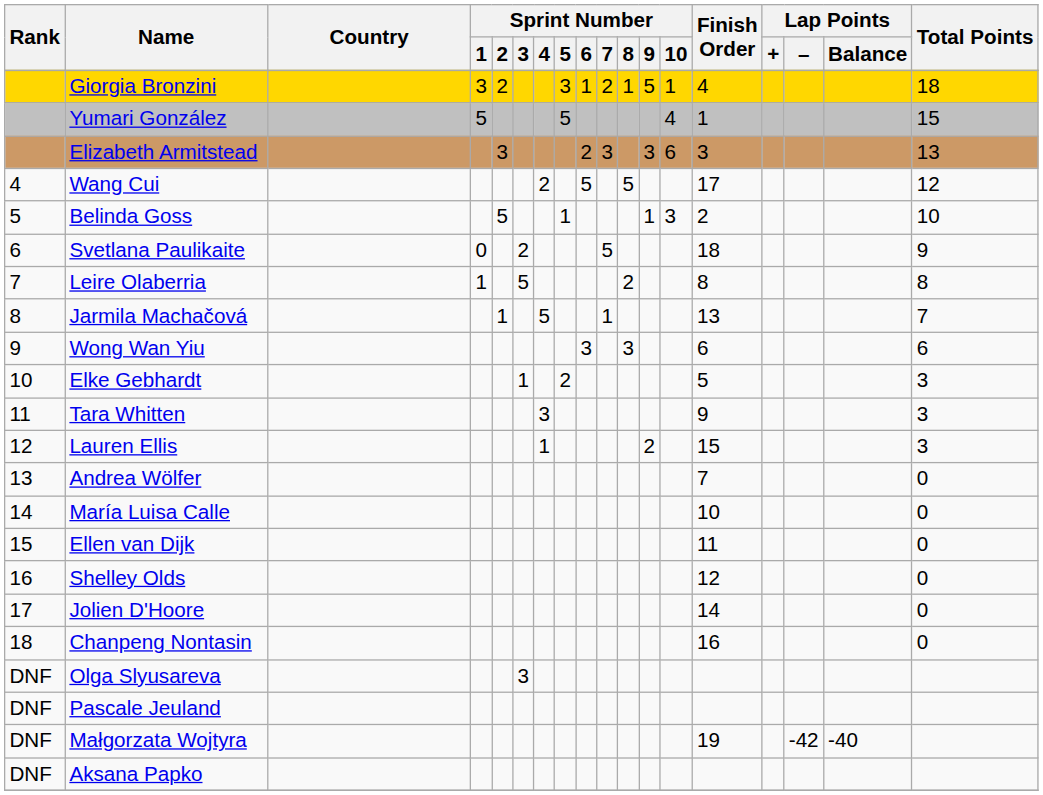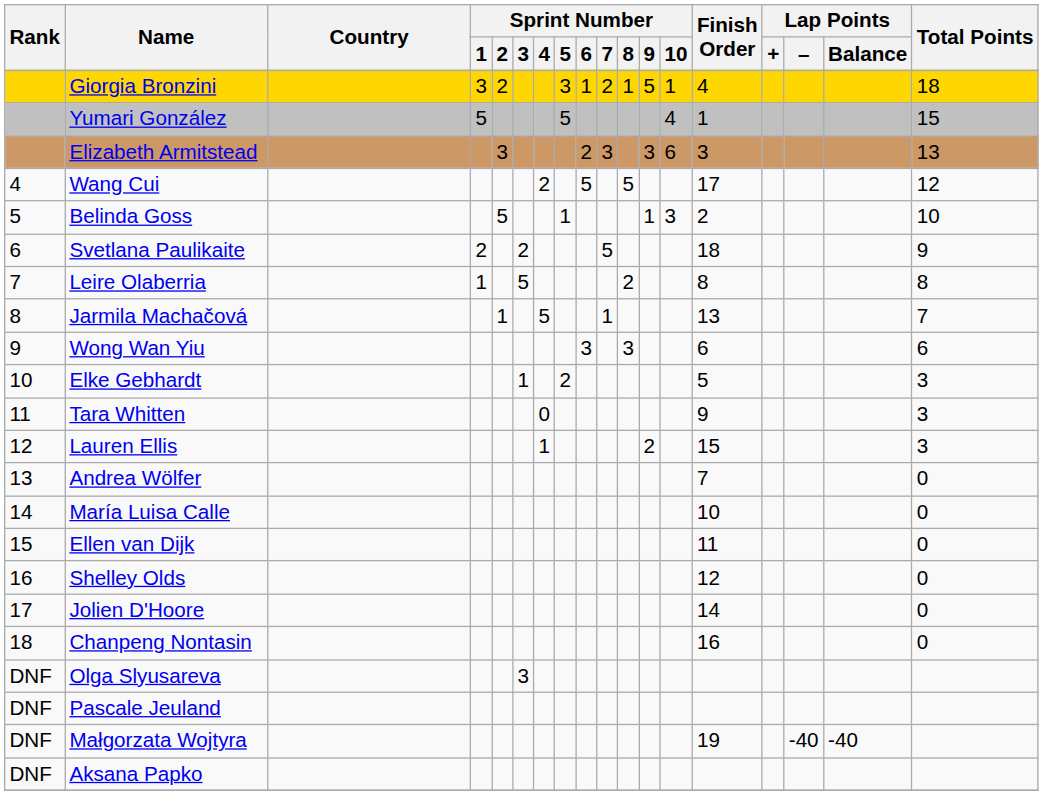(481, 250) 0 -> (481, 250) 2
(544, 413) 3 -> (544, 413) 0
(804, 741) -42 -> (804, 741) -40
